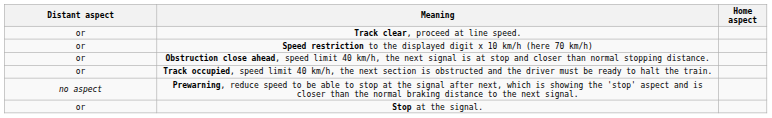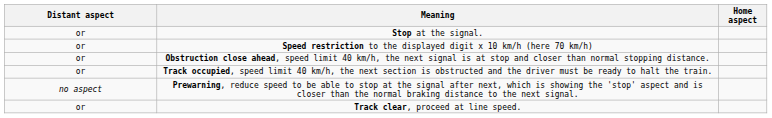rows swapped: (438, 33) <-> (438, 107)
